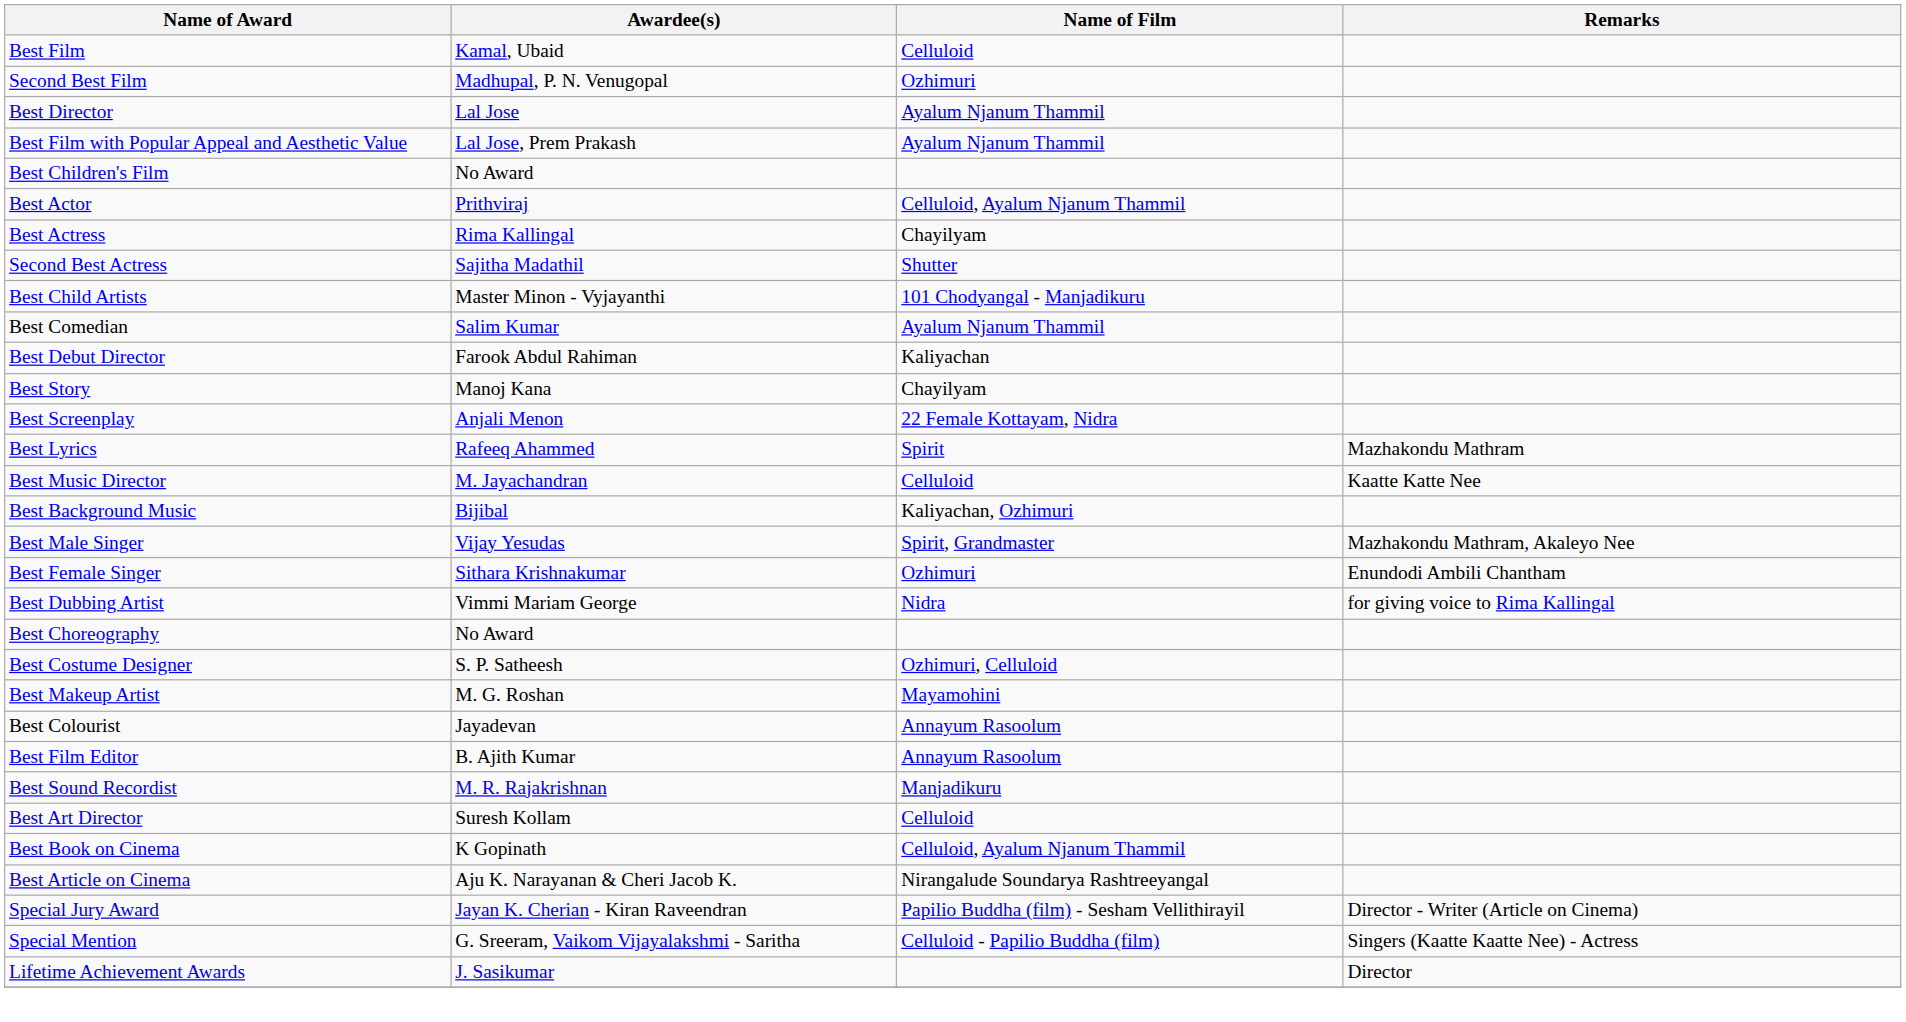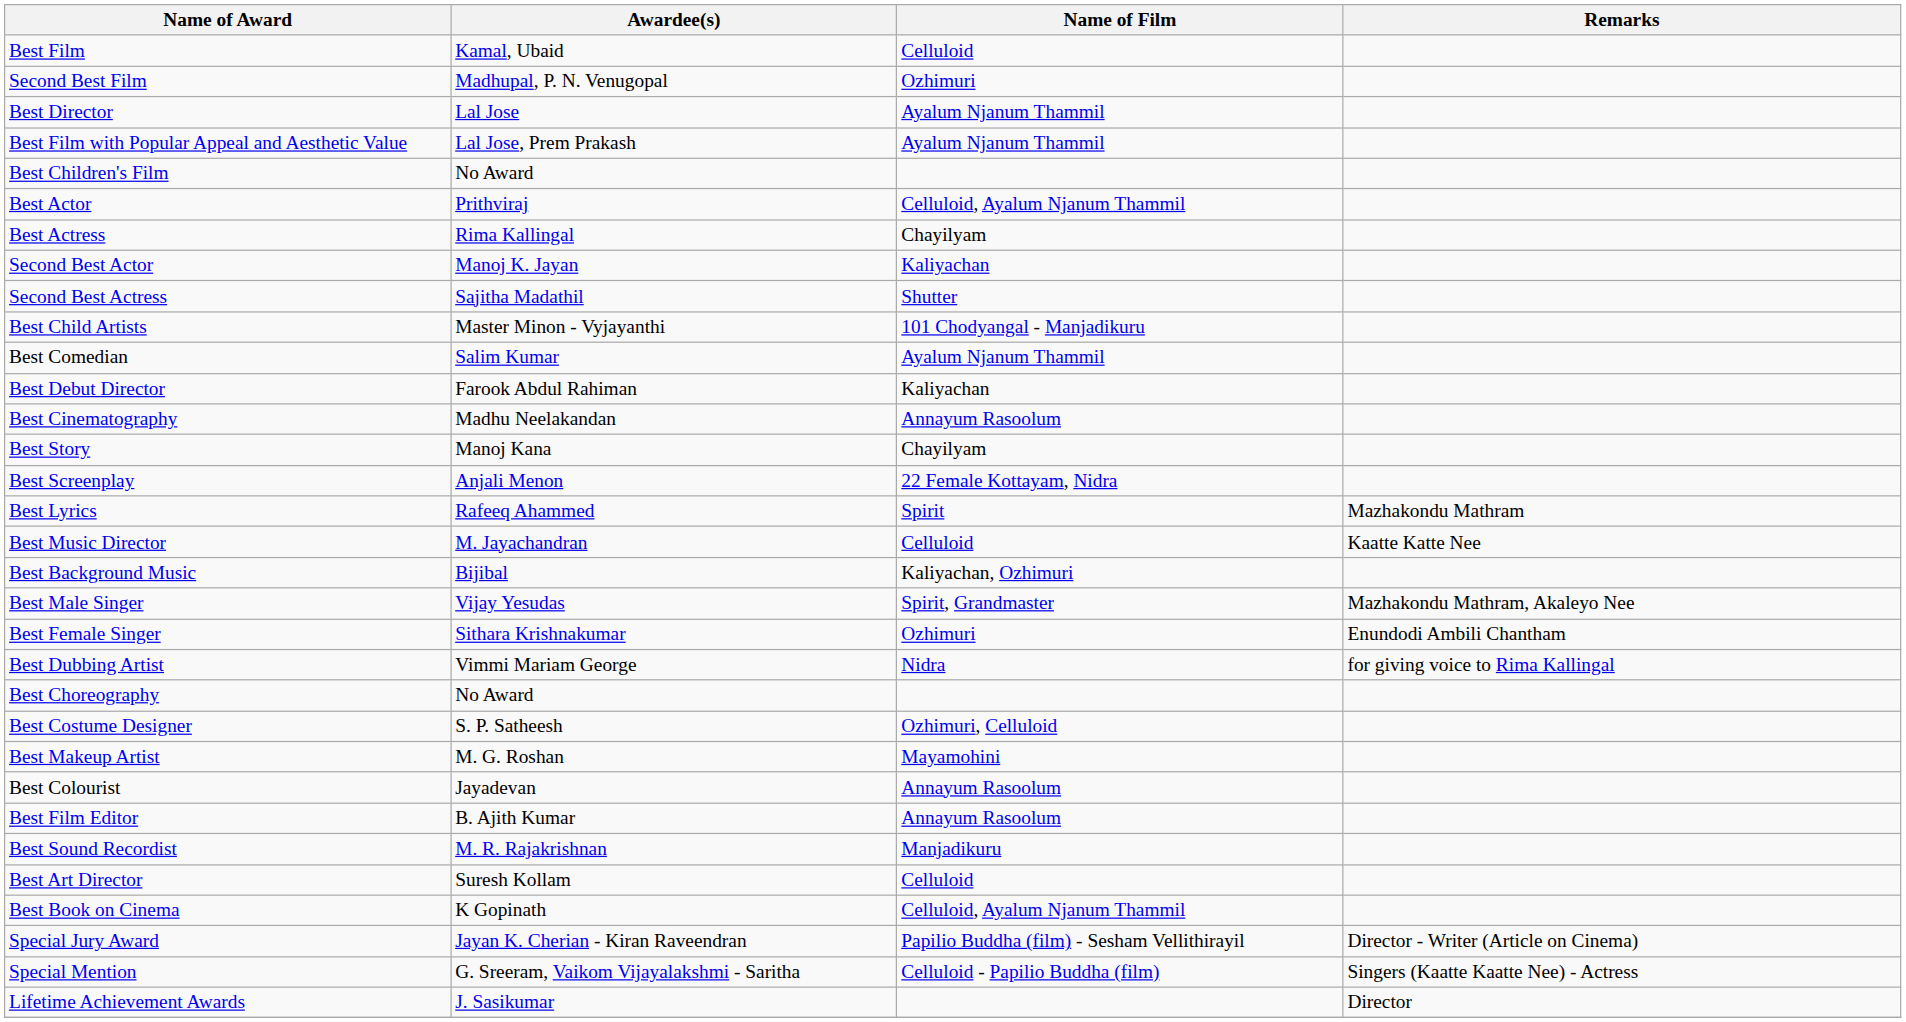+ row: (81, 265)
+ row: (93, 419)
- row: (100, 879)
